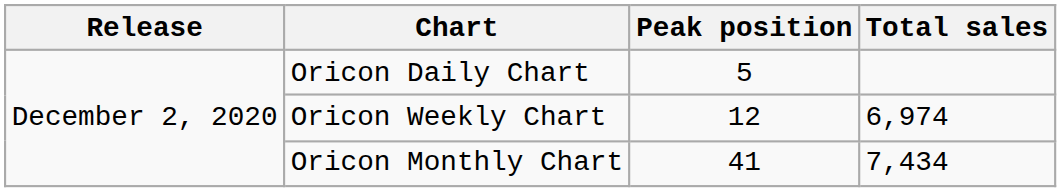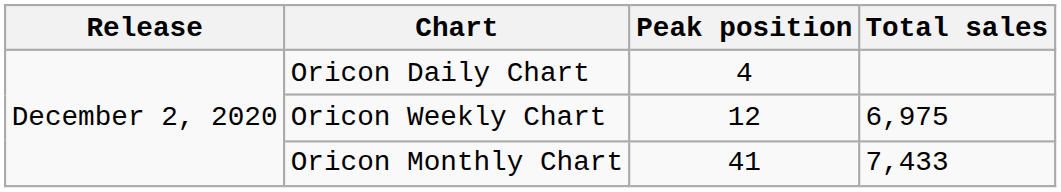(744, 73) 5 -> (744, 73) 4
(907, 118) 6,974 -> (907, 118) 6,975
(907, 163) 7,434 -> (907, 163) 7,433
